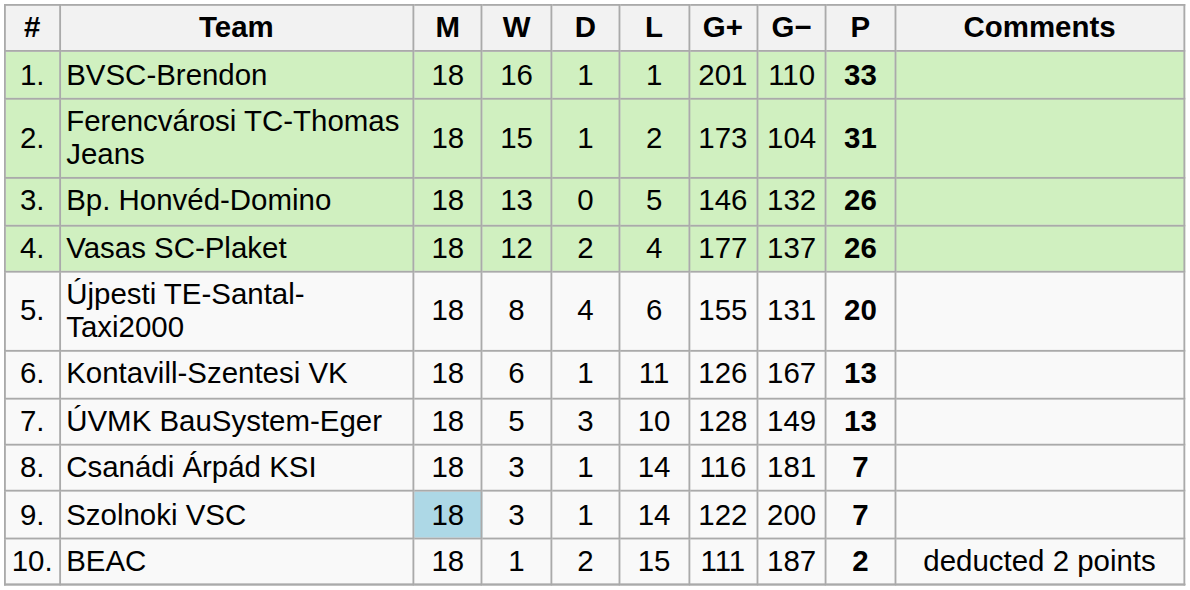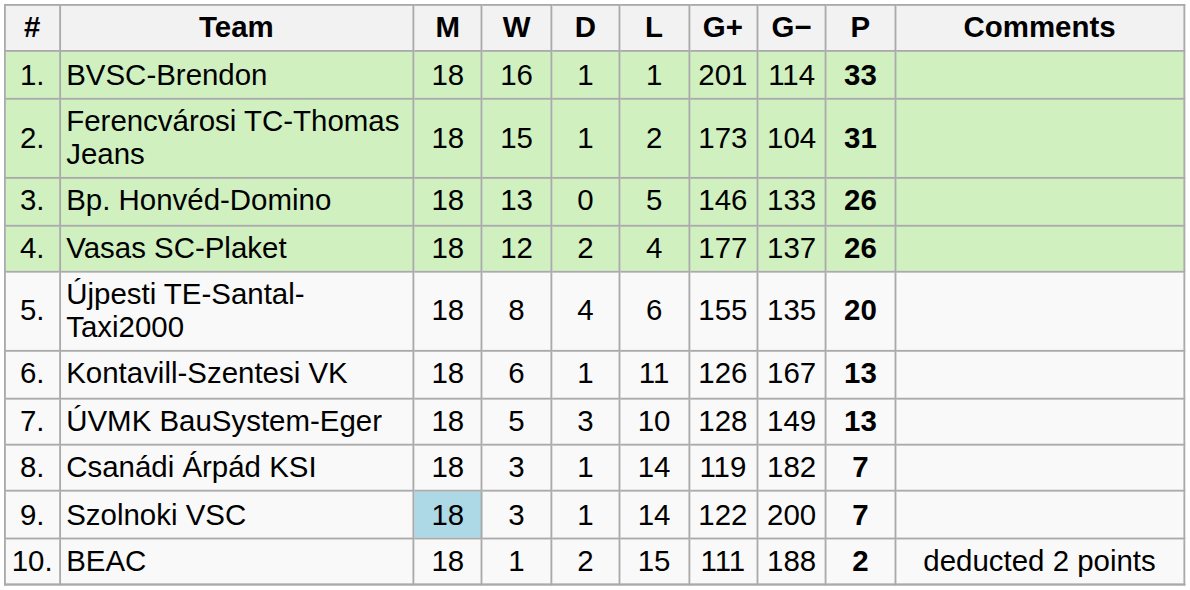(792, 74) 110 -> (792, 74) 114
(792, 201) 132 -> (792, 201) 133
(792, 310) 131 -> (792, 310) 135
(723, 467) 116 -> (723, 467) 119
(792, 467) 181 -> (792, 467) 182
(792, 560) 187 -> (792, 560) 188
